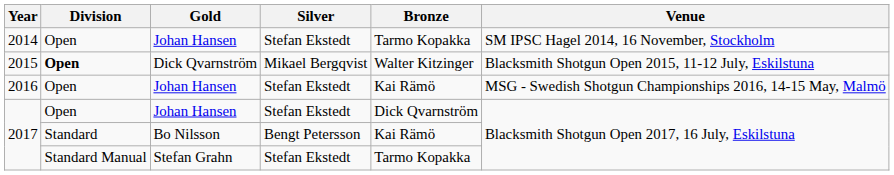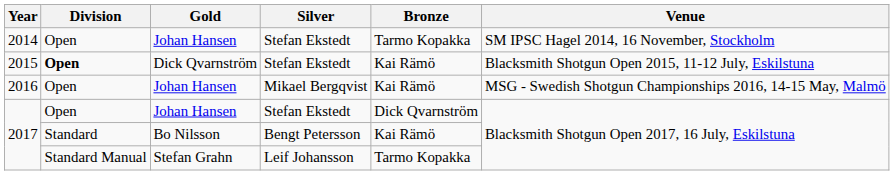(316, 63) Mikael Bergqvist -> (307, 63) Stefan Ekstedt
(424, 63) Walter Kitzinger -> (405, 63) Kai Rämö
(307, 87) Stefan Ekstedt -> (316, 87) Mikael Bergqvist
(307, 157) Stefan Ekstedt -> (309, 157) Leif Johansson
